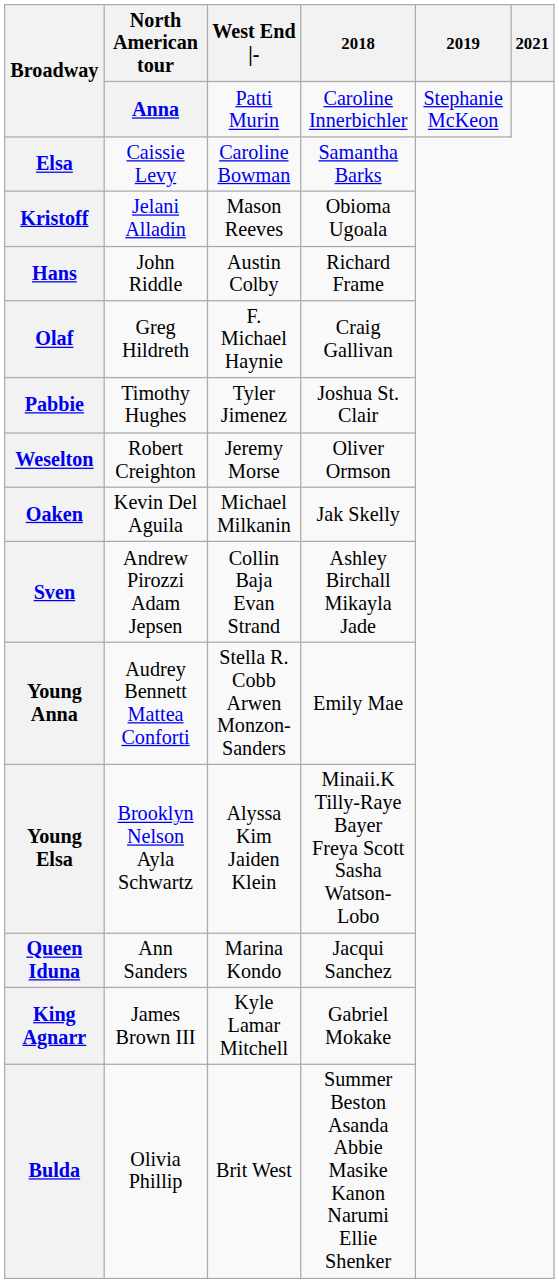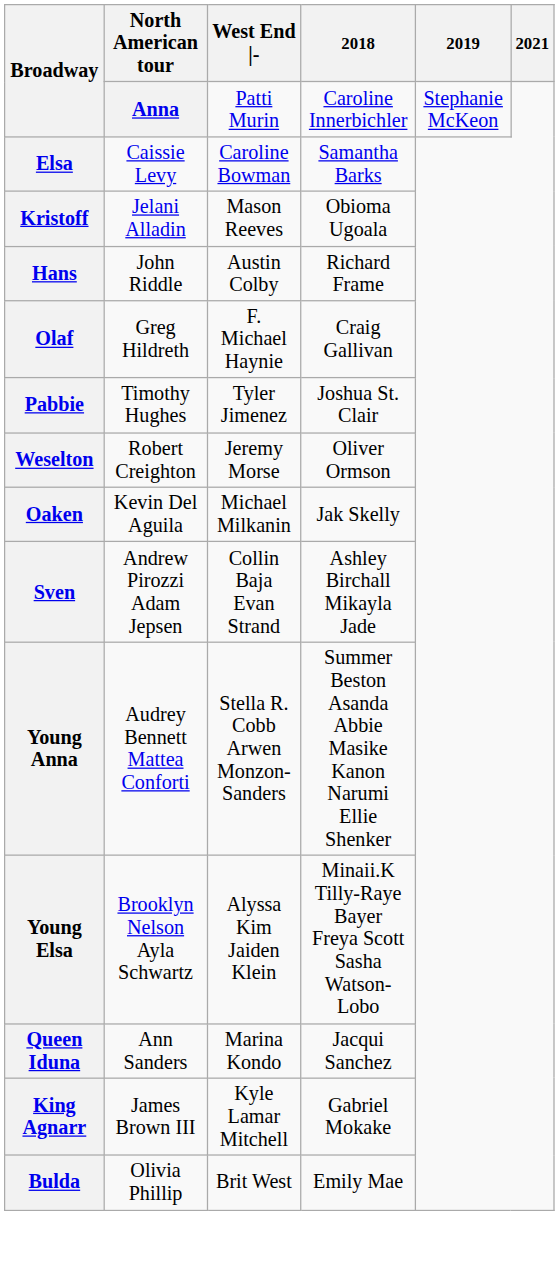(358, 703) Emily Mae -> (358, 748) Summer Beston Asanda Abbie Masike Kanon Narumi Ellie Shenker
(358, 1171) Summer Beston Asanda Abbie Masike Kanon Narumi Ellie Shenker -> (358, 1182) Emily Mae
